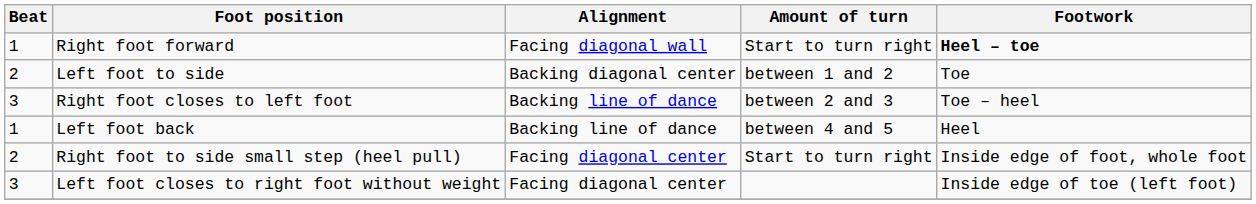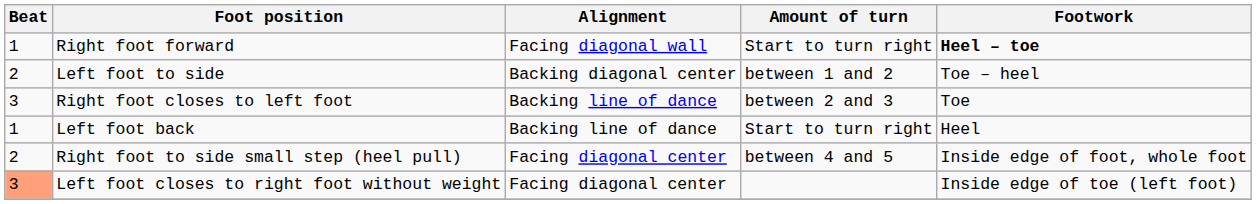(955, 74) Toe -> (990, 74) Toe – heel
(990, 101) Toe – heel -> (955, 101) Toe
(819, 129) between 4 and 5 -> (839, 129) Start to turn right
(839, 157) Start to turn right -> (819, 157) between 4 and 5
(14, 185) no background -> (14, 185) lightsalmon background
